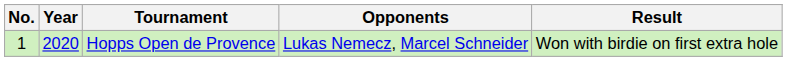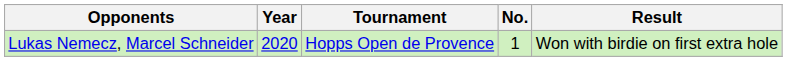columns swapped: (22, 18) <-> (406, 18)
